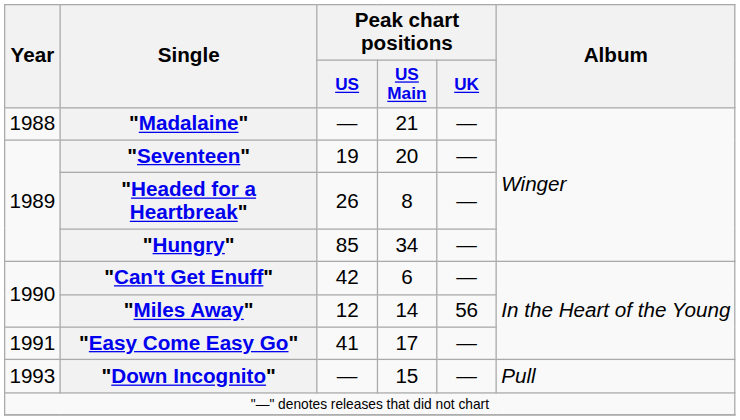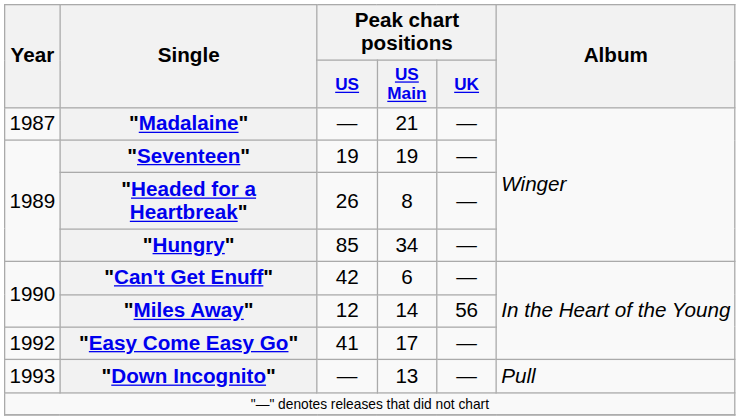(32, 123) 1988 -> (32, 123) 1987
(407, 156) 20 -> (407, 156) 19
(32, 343) 1991 -> (32, 343) 1992
(407, 376) 15 -> (407, 376) 13
